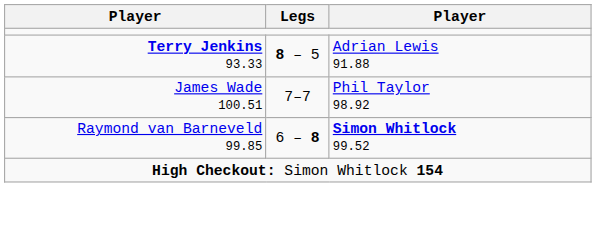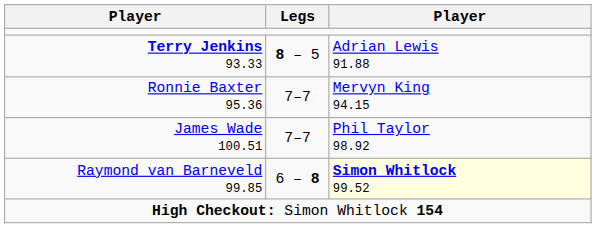+ row: (205, 96)
(395, 137) no background -> (395, 178) lightyellow background
